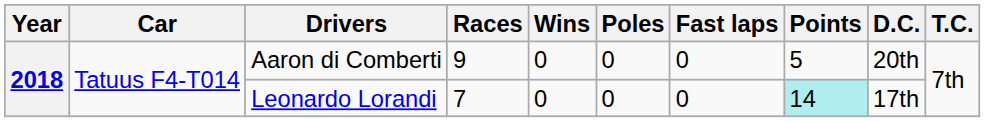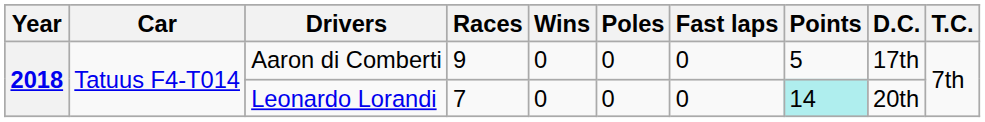(896, 60) 20th -> (896, 60) 17th
(896, 98) 17th -> (896, 98) 20th
